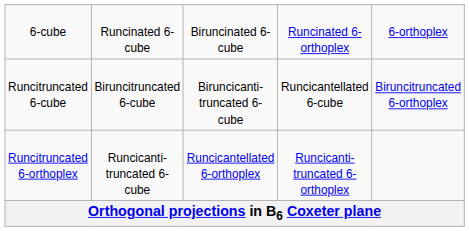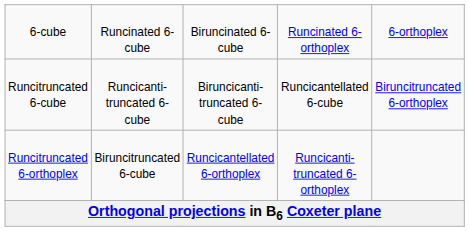(137, 95) Biruncitruncated 6-cube -> (137, 103) Runcicanti-truncated 6-cube
(137, 174) Runcicanti-truncated 6-cube -> (137, 166) Biruncitruncated 6-cube
